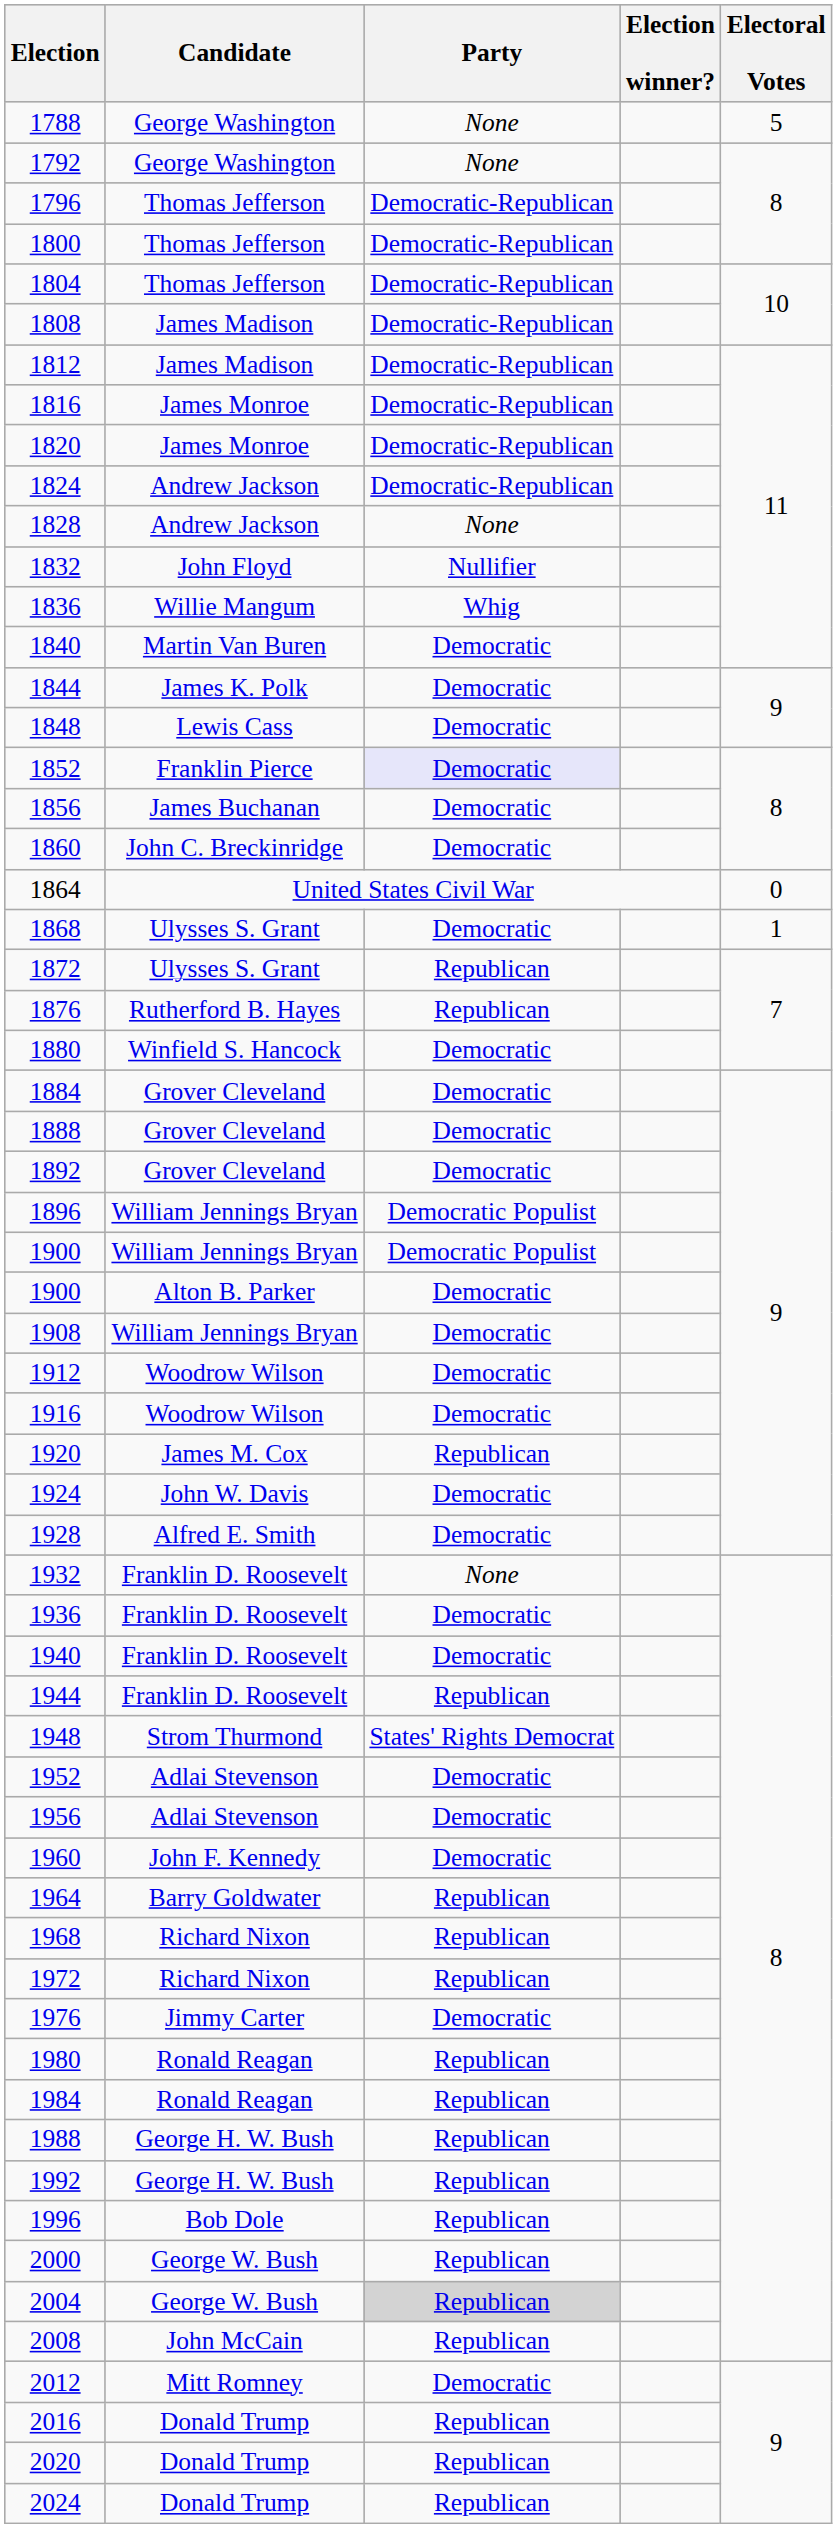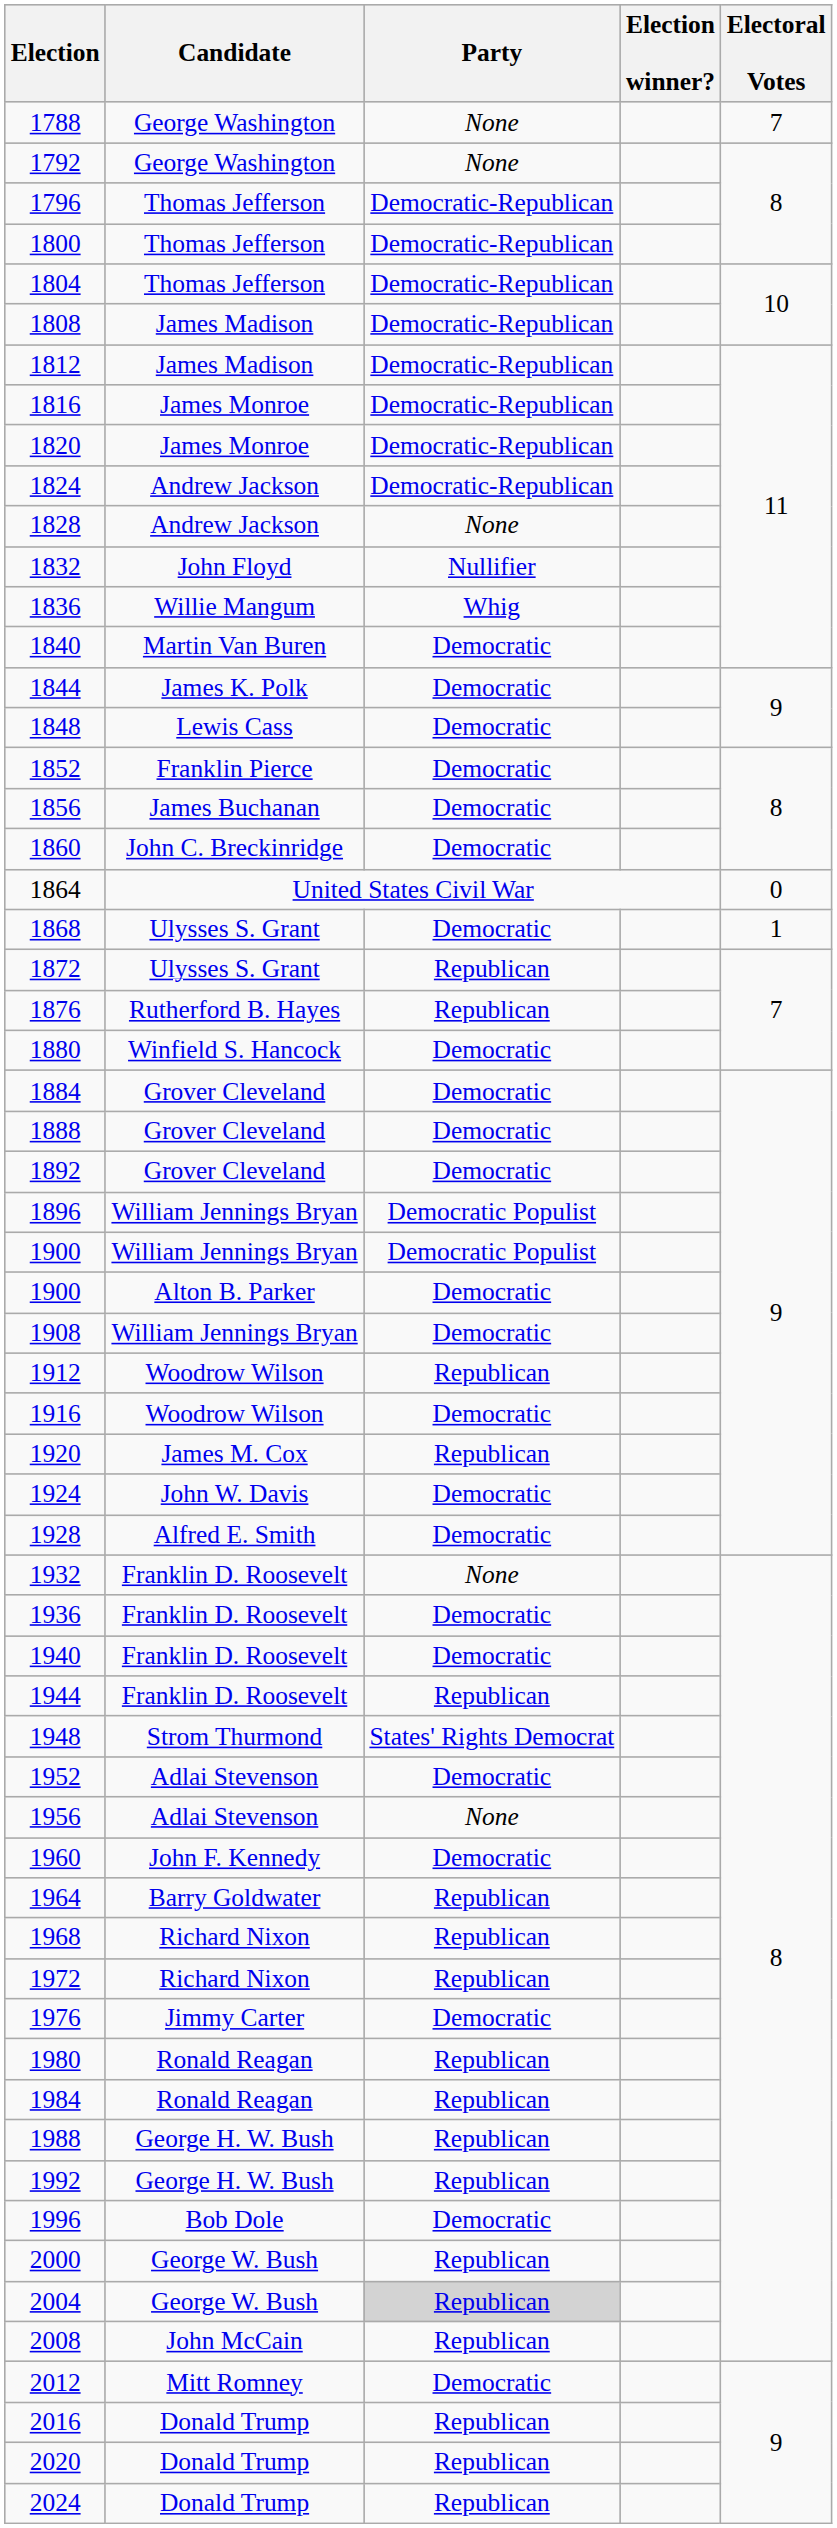(776, 122) 5 -> (776, 122) 7
(492, 767) lavender background -> (492, 767) no background
(492, 1372) Democratic -> (492, 1372) Republican
(492, 1816) Democratic -> (492, 1816) None
(492, 2220) Republican -> (492, 2220) Democratic
